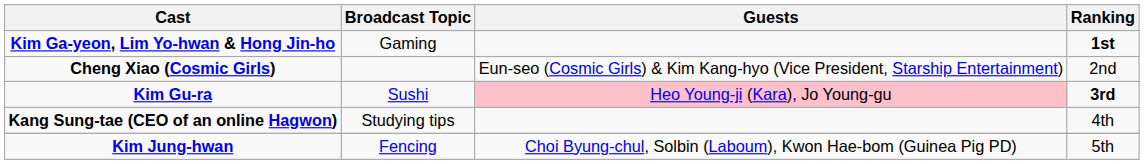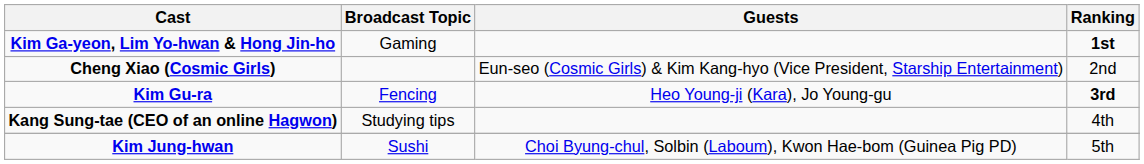(408, 95) Sushi -> (408, 95) Fencing
(771, 95) pink background -> (771, 95) no background
(408, 146) Fencing -> (408, 146) Sushi
